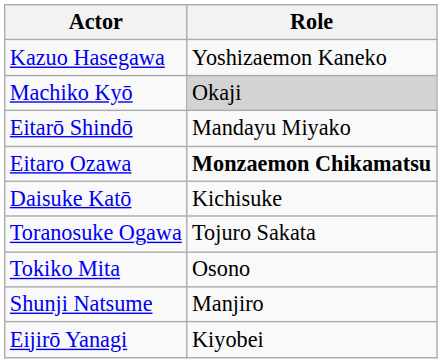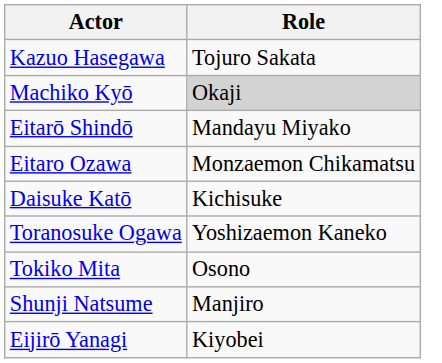(289, 57) Yoshizaemon Kaneko -> (254, 57) Tojuro Sakata
(312, 163) bold -> (304, 163) normal
(254, 233) Tojuro Sakata -> (289, 233) Yoshizaemon Kaneko
